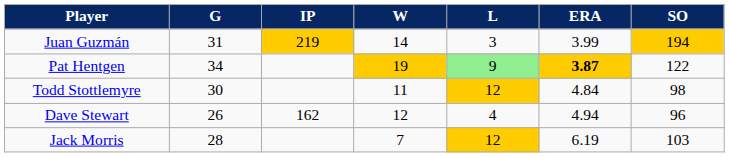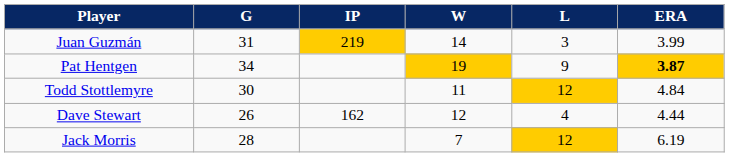- column: (678, 16)
(493, 66) lightgreen background -> (565, 66) no background
(585, 115) 4.94 -> (671, 115) 4.44
